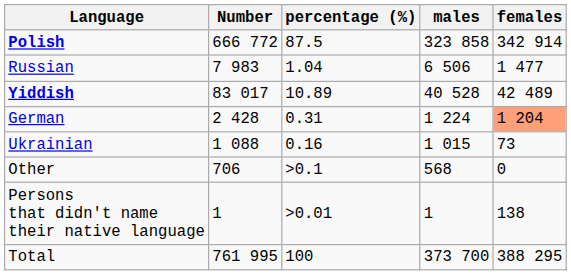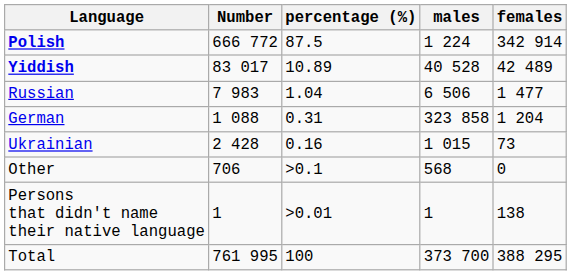(457, 43) 323 858 -> (447, 43) 1 224
rows swapped: (41, 94) <-> (41, 68)
(236, 119) 2 428 -> (236, 119) 1 088
(447, 119) 1 224 -> (457, 119) 323 858
(520, 119) lightsalmon background -> (520, 119) no background
(236, 144) 1 088 -> (236, 144) 2 428
